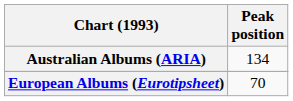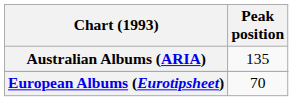(258, 58) 134 -> (258, 58) 135
